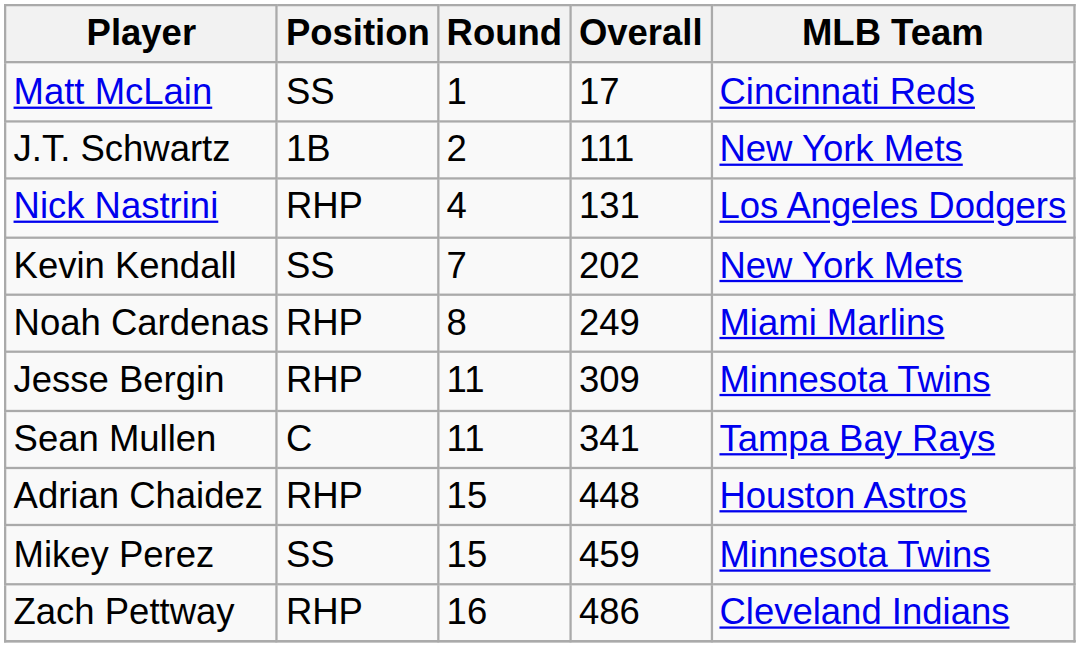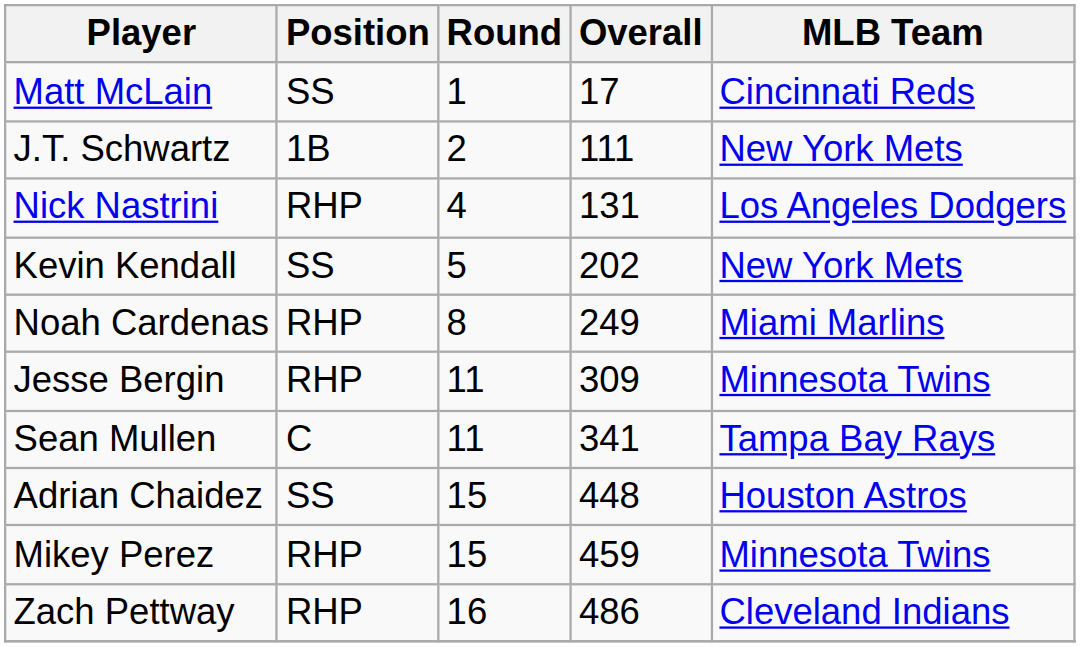(457, 264) 7 -> (457, 264) 5
(324, 496) RHP -> (310, 496) SS
(310, 554) SS -> (324, 554) RHP
